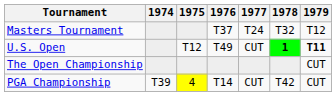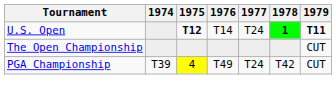- row: (65, 31)
(192, 48) normal -> (192, 31) bold
(223, 48) T49 -> (223, 31) T14
(254, 48) CUT -> (254, 31) T24
(223, 83) T14 -> (223, 65) T49
(254, 83) CUT -> (254, 65) T24
